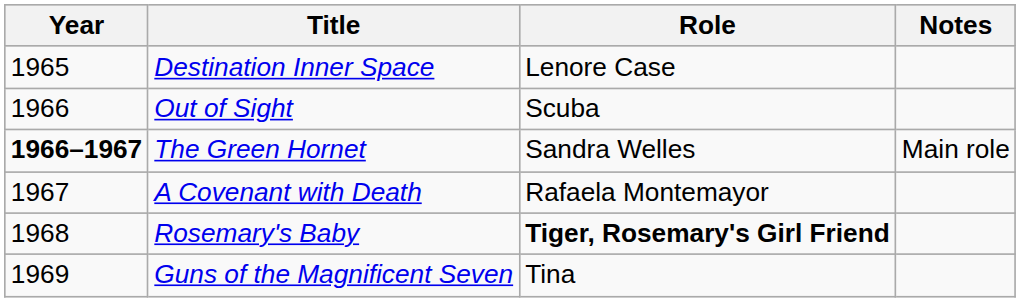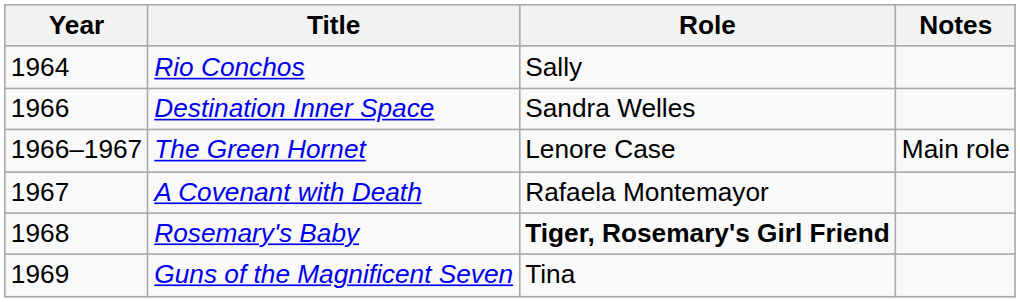+ row: (229, 66)
(40, 66) 1965 -> (40, 108) 1966
(600, 66) Lenore Case -> (610, 108) Sandra Welles
- row: (224, 108)
(77, 150) bold -> (77, 150) normal
(610, 150) Sandra Welles -> (600, 150) Lenore Case
